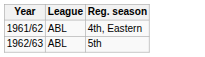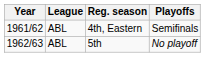+ column: (175, 12)
